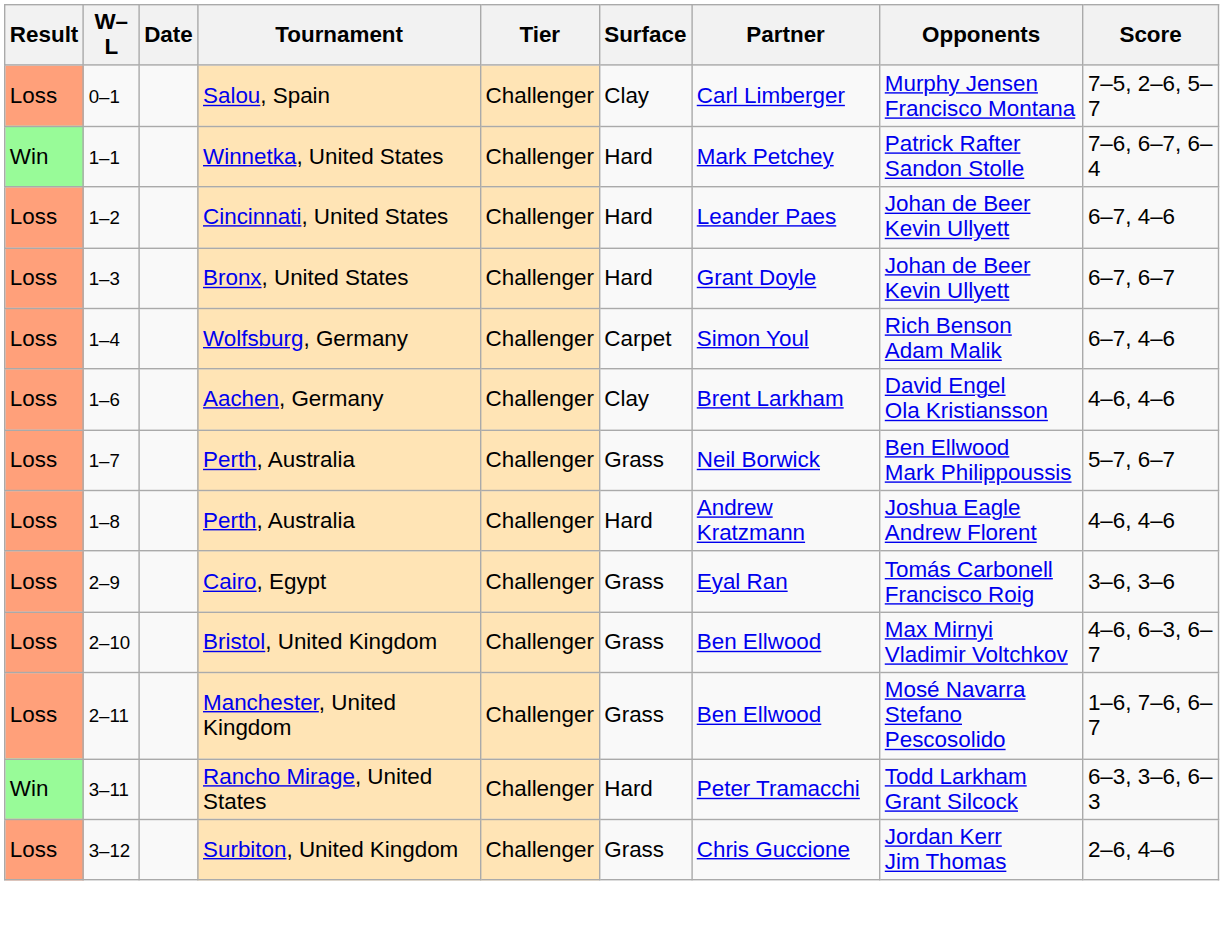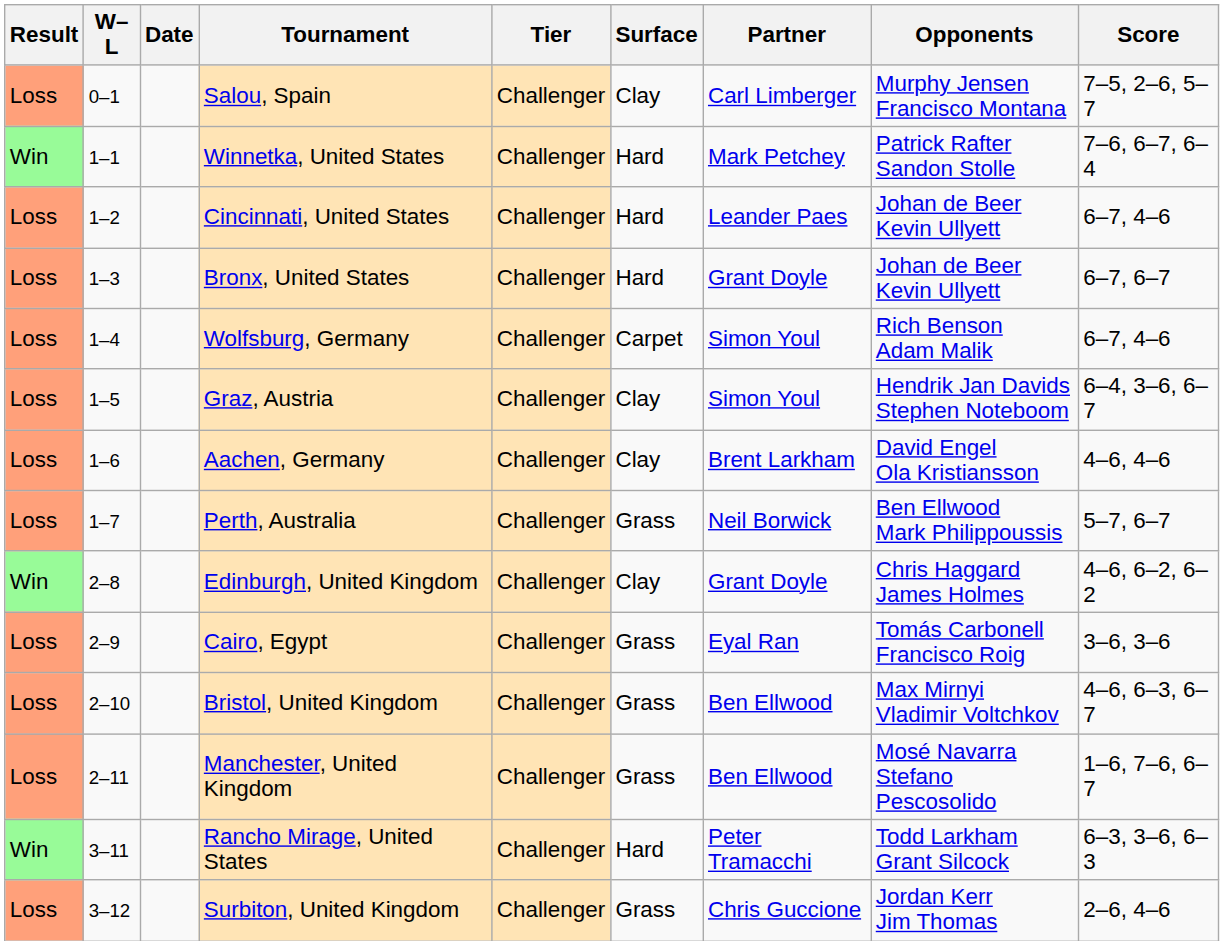+ row: (104, 400)
- row: (104, 522)
+ row: (104, 582)
